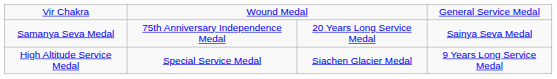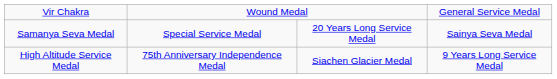(212, 33) 75th Anniversary Independence Medal -> (212, 33) Special Service Medal
(212, 60) Special Service Medal -> (212, 60) 75th Anniversary Independence Medal
